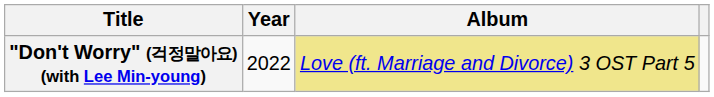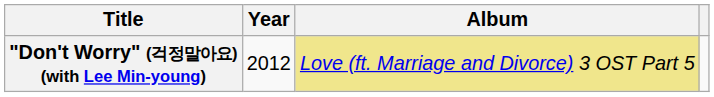(269, 63) 2022 -> (269, 63) 2012
